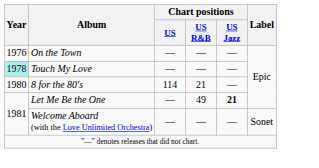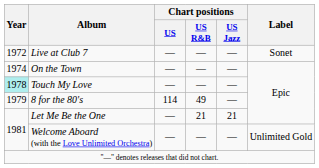+ row: (59, 53)
(17, 53) 1976 -> (17, 69) 1974
(17, 84) 1980 -> (17, 100) 1979
(201, 84) 21 -> (201, 100) 49
(201, 100) 49 -> (201, 116) 21
(232, 100) bold -> (232, 116) normal
(262, 121) Sonet -> (281, 137) Unlimited Gold
